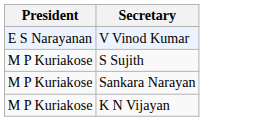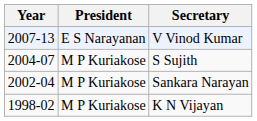+ column: (31, 15)
